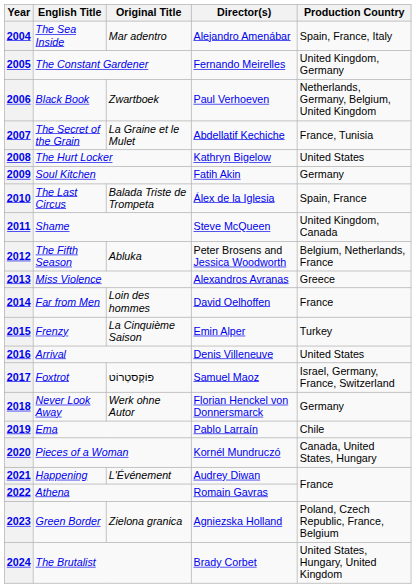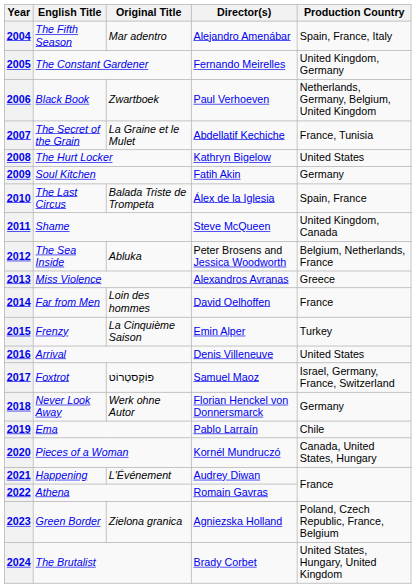(56, 36) The Sea Inside -> (57, 36) The Fifth Season
(57, 256) The Fifth Season -> (56, 256) The Sea Inside
